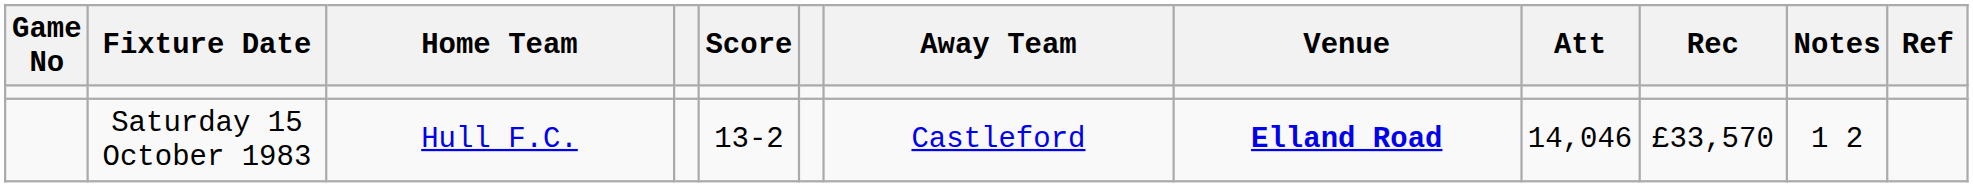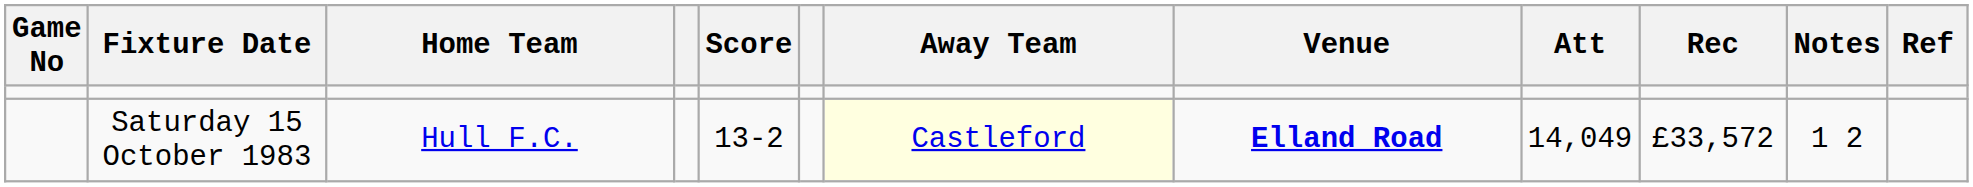(998, 140) no background -> (998, 140) lightyellow background
(1580, 140) 14,046 -> (1580, 140) 14,049
(1713, 140) £33,570 -> (1713, 140) £33,572
